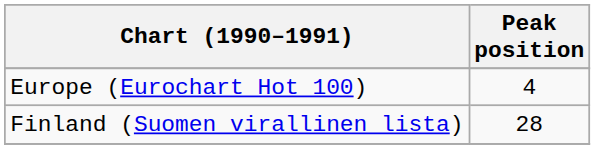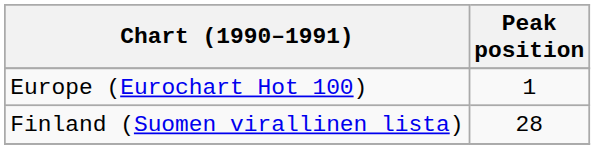(529, 87) 4 -> (529, 87) 1
